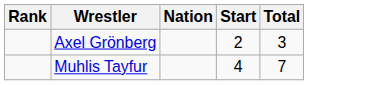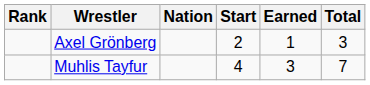+ column: (290, 17)
